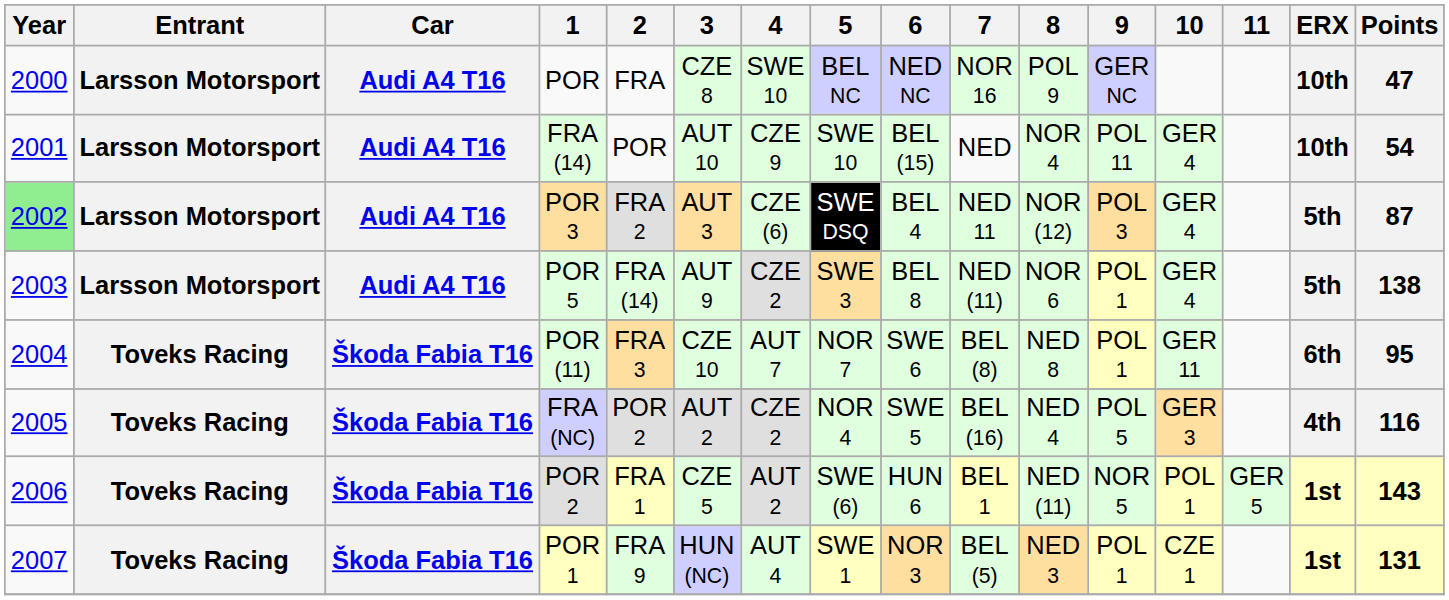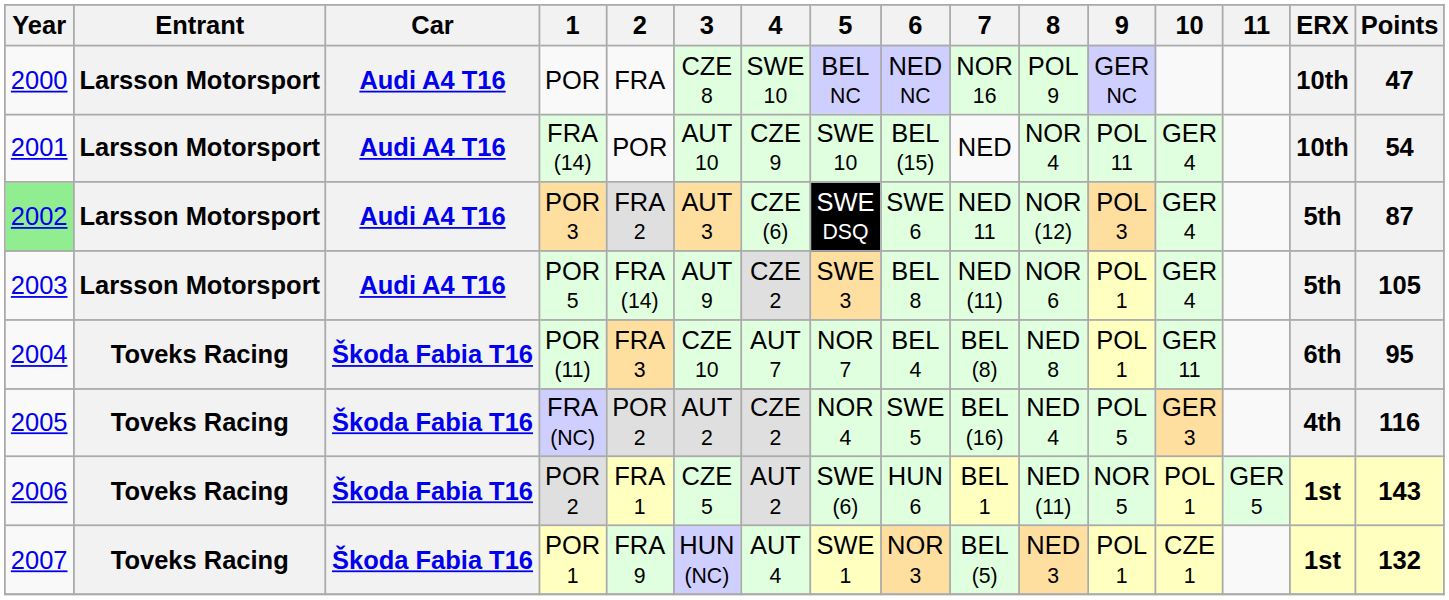(915, 217) BEL 4 -> (915, 217) SWE 6
(1400, 286) 138 -> (1400, 286) 105
(915, 354) SWE 6 -> (915, 354) BEL 4
(1400, 560) 131 -> (1400, 560) 132
